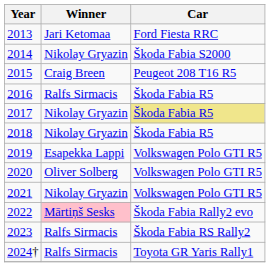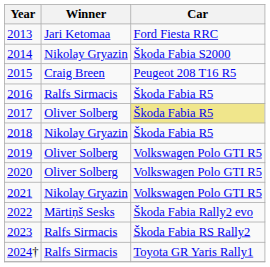(86, 113) Nikolay Gryazin -> (81, 113) Oliver Solberg
(84, 152) Esapekka Lappi -> (81, 152) Oliver Solberg
(79, 212) pink background -> (79, 212) no background
